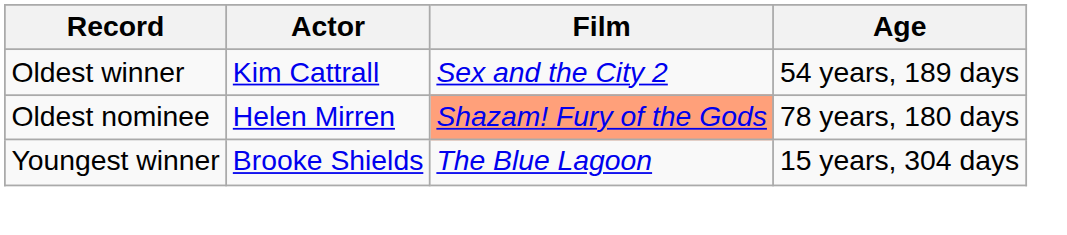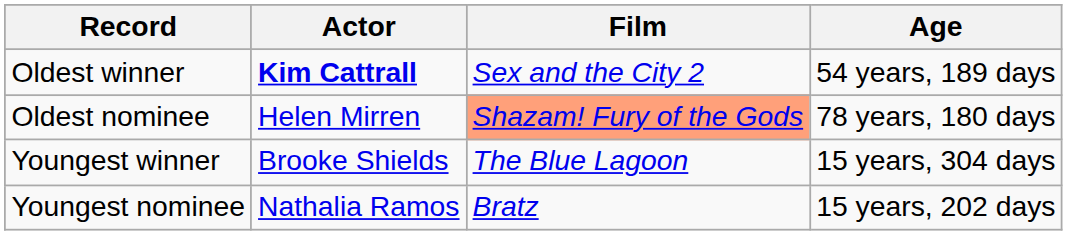(306, 71) normal -> (338, 71) bold
+ row: (128, 206)
